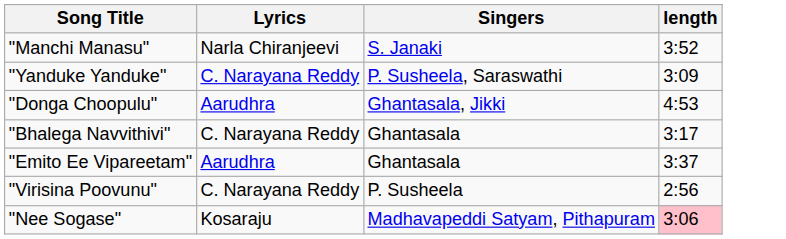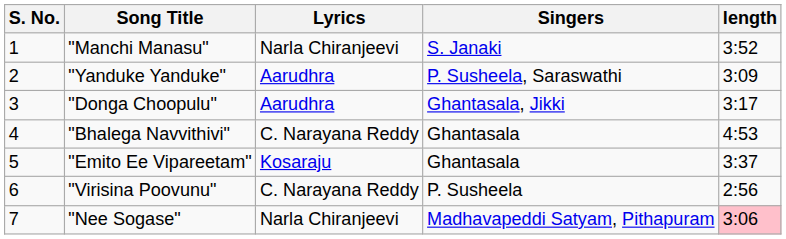+ column: (34, 18)
(280, 76) C. Narayana Reddy -> (297, 76) Aarudhra
(681, 104) 4:53 -> (740, 104) 3:17
(681, 133) 3:17 -> (740, 133) 4:53
(238, 162) Aarudhra -> (296, 162) Kosaraju
(236, 219) Kosaraju -> (329, 219) Narla Chiranjeevi
